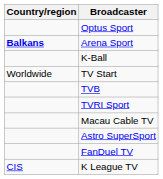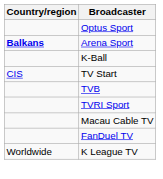(29, 74) Worldwide -> (15, 74) CIS
- row: (118, 136)
(15, 167) CIS -> (29, 151) Worldwide
